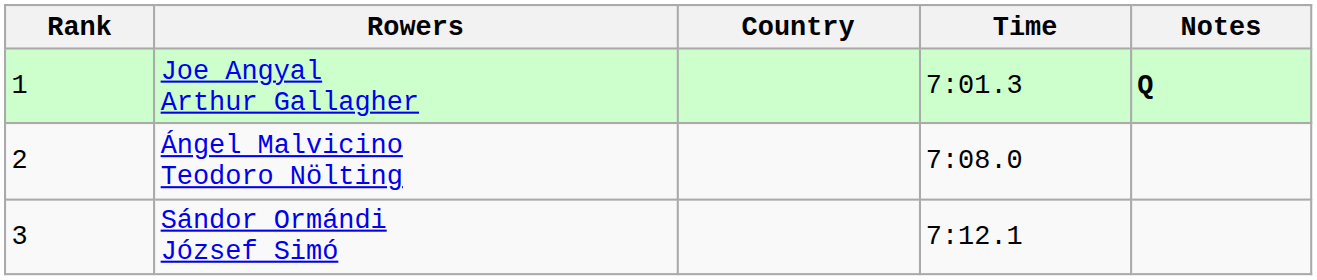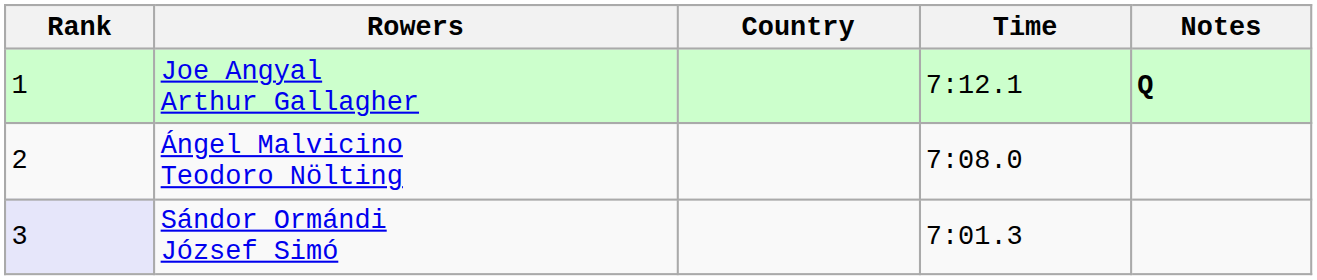(974, 86) 7:01.3 -> (974, 86) 7:12.1
(20, 236) no background -> (20, 236) lavender background
(974, 236) 7:12.1 -> (974, 236) 7:01.3
